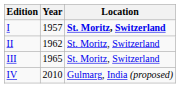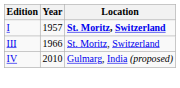- row: (10, 43)
(53, 59) 1965 -> (53, 43) 1966
